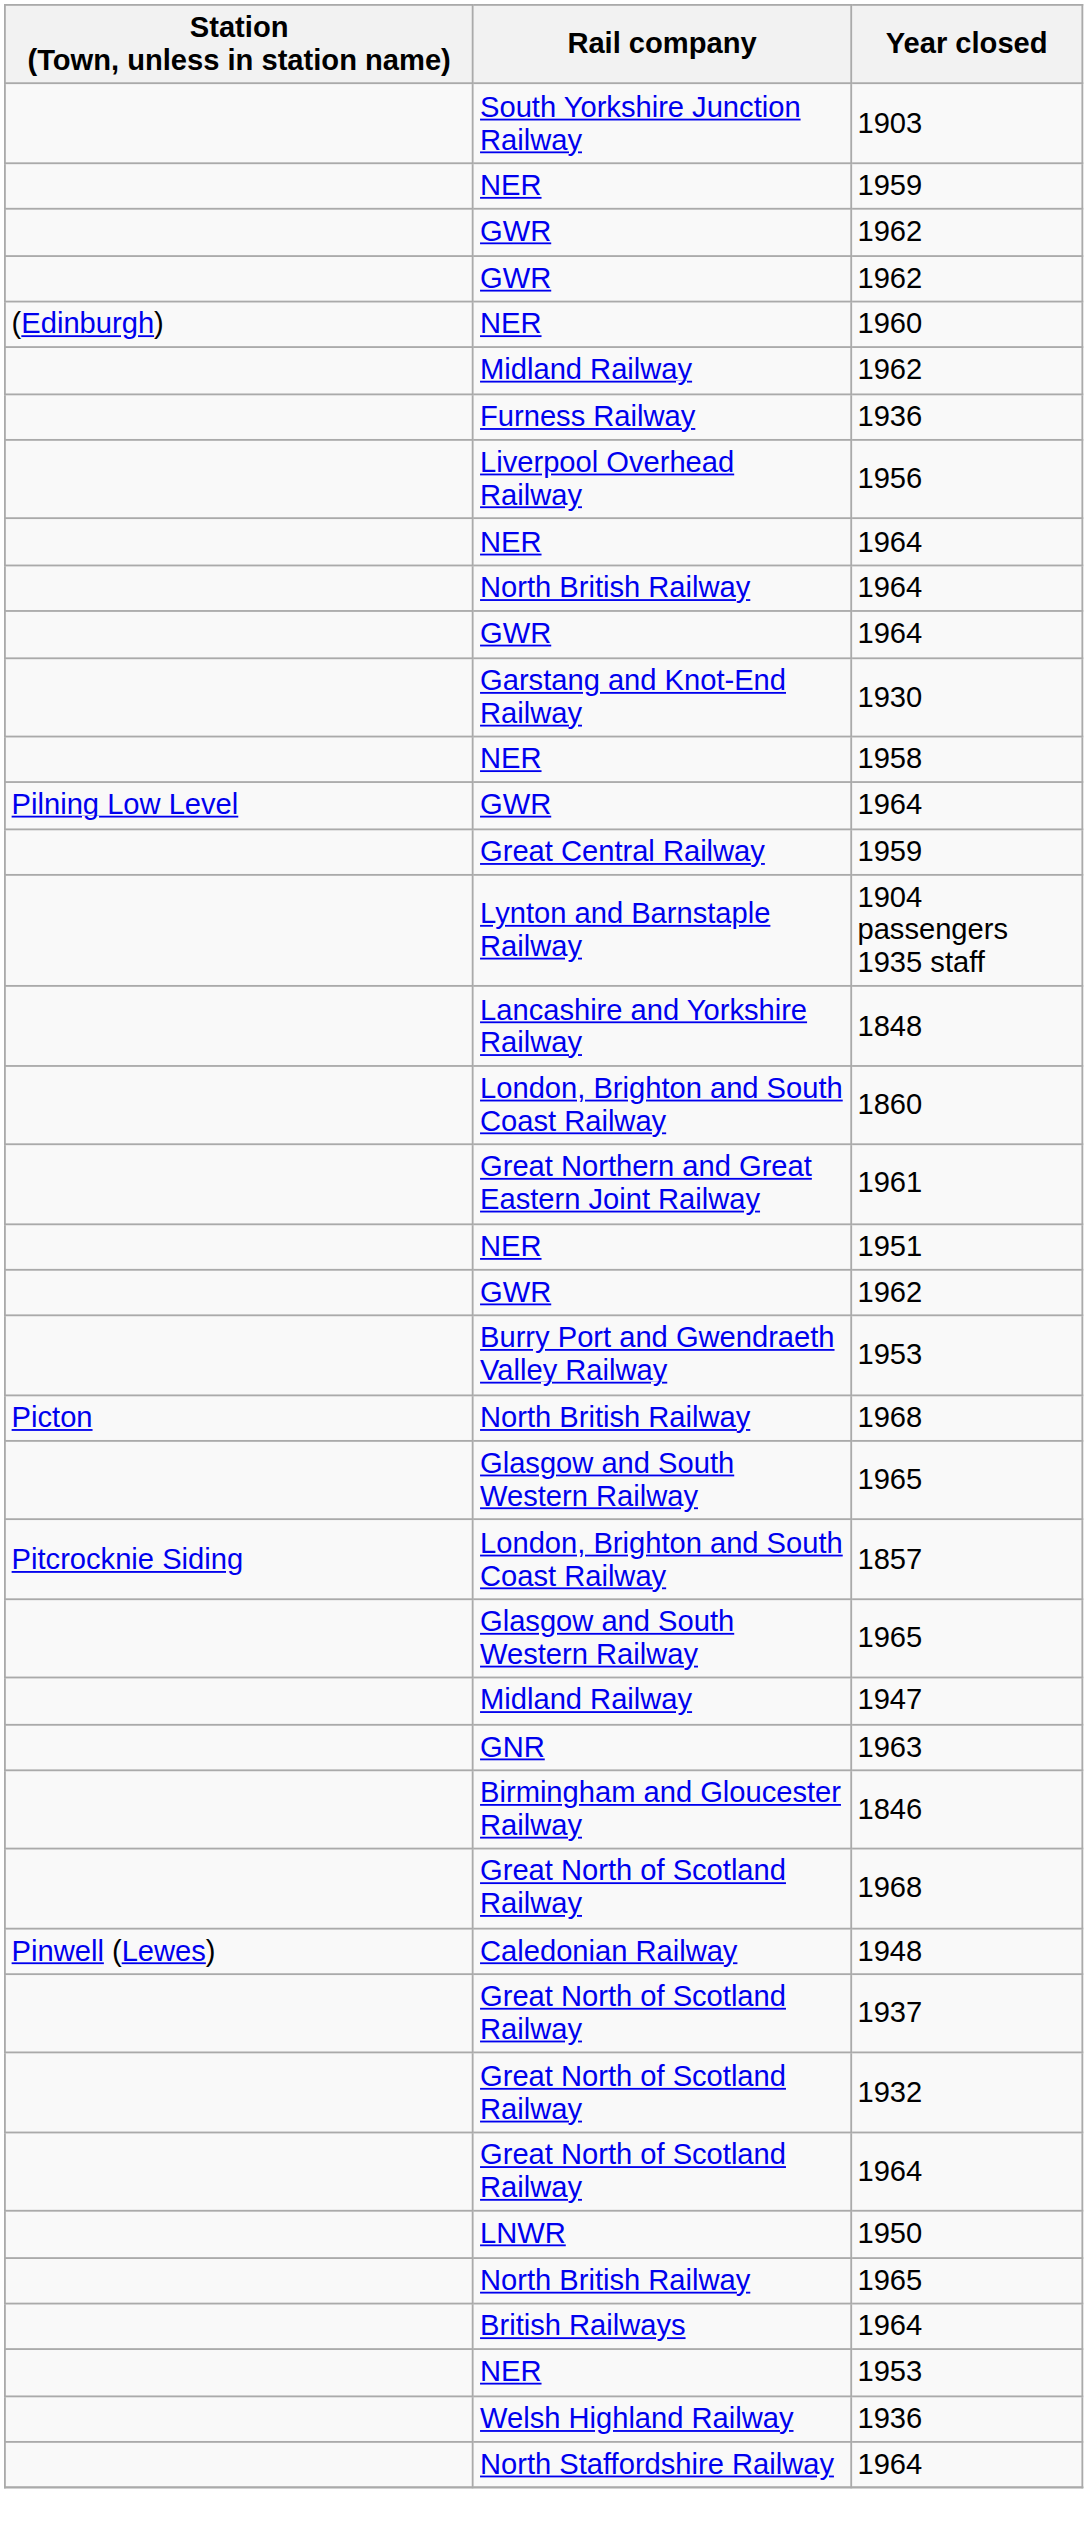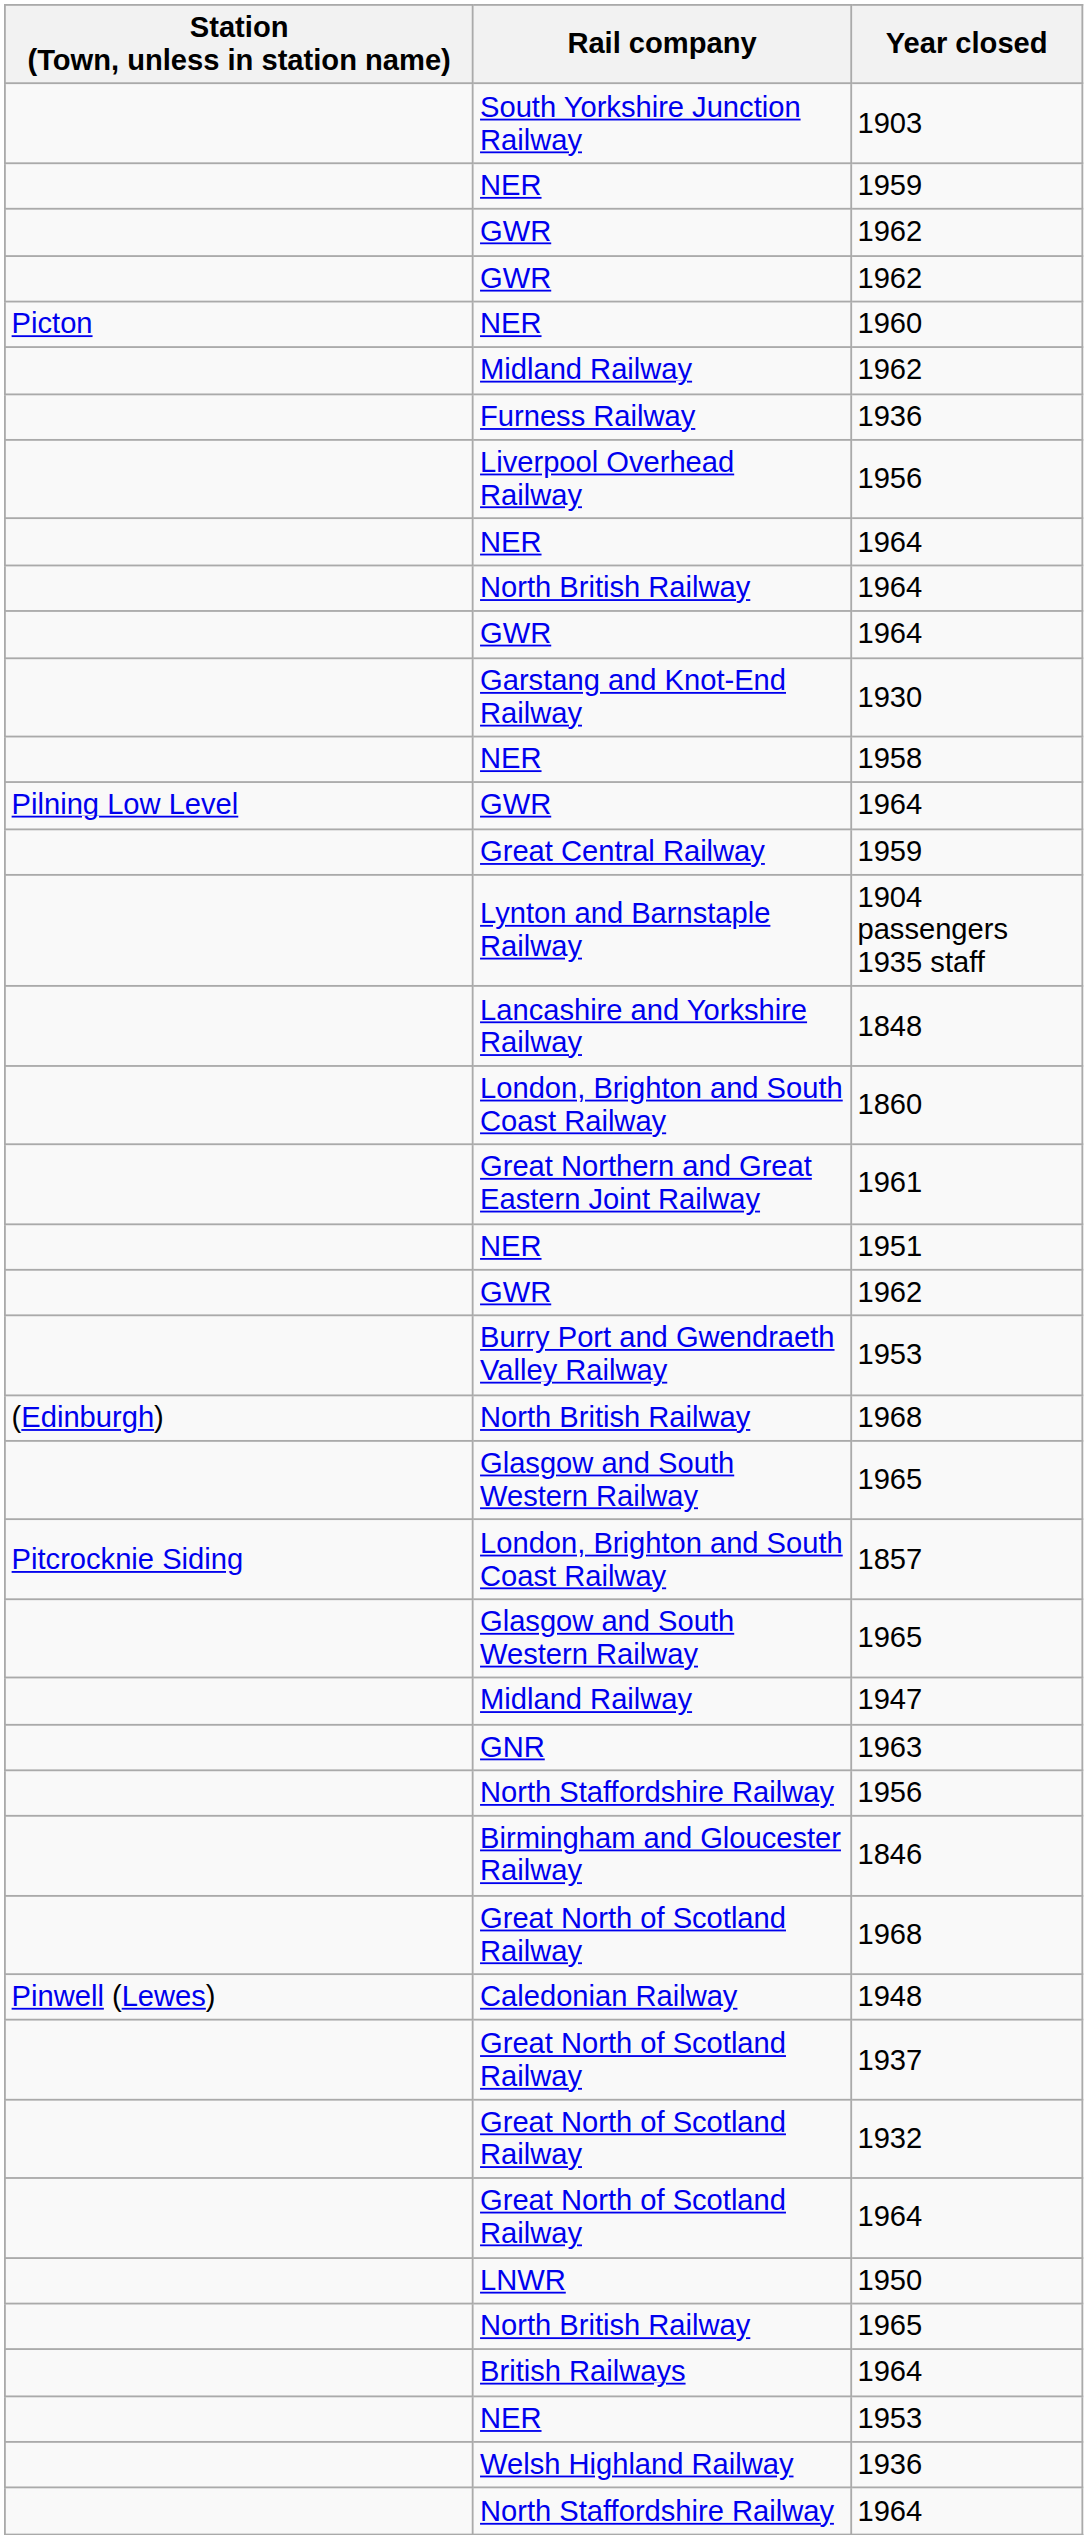(88, 324) (Edinburgh) -> (52, 324) Picton
(52, 1417) Picton -> (88, 1417) (Edinburgh)
+ row: (657, 1792)
